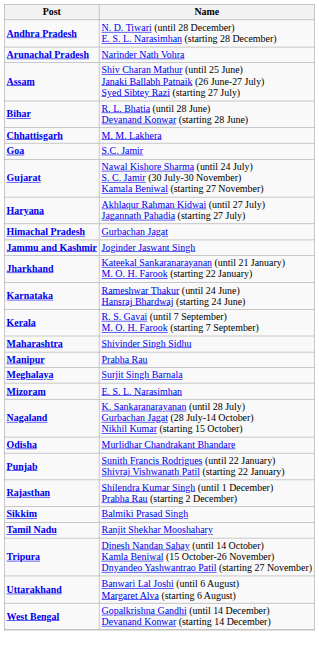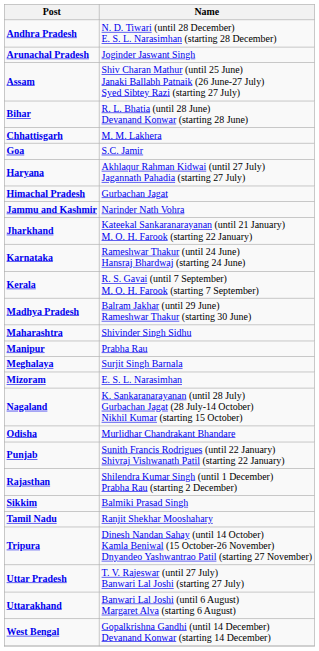(143, 54) Narinder Nath Vohra -> (148, 54) Joginder Jaswant Singh
- row: (24, 178)
(148, 247) Joginder Jaswant Singh -> (143, 209) Narinder Nath Vohra
+ row: (43, 311)
+ row: (37, 578)
